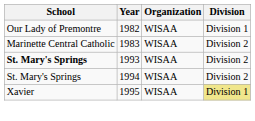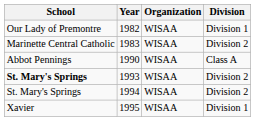+ row: (129, 60)
(227, 92) khaki background -> (227, 108) no background
